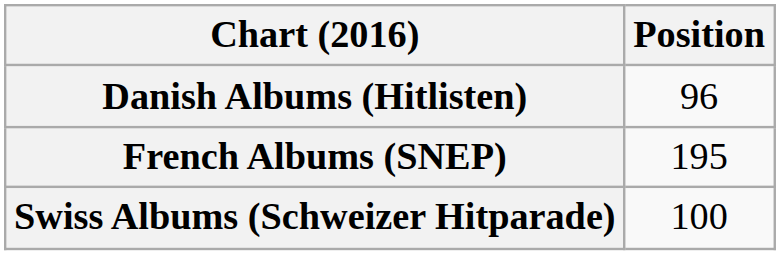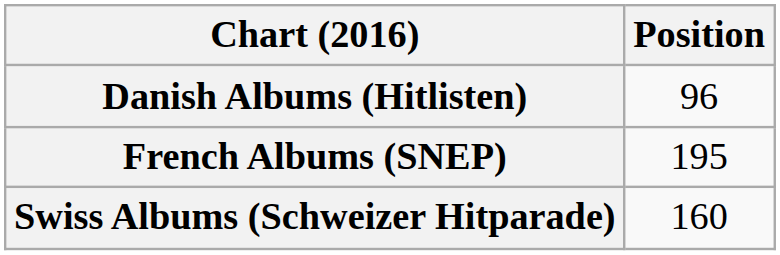(699, 216) 100 -> (699, 216) 160
